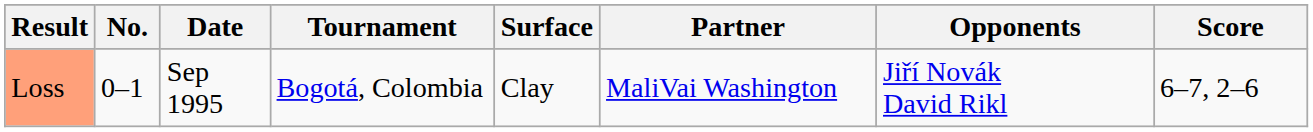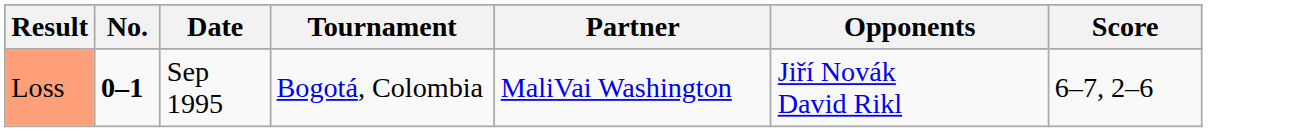- column: (547, 26)
(122, 87) normal -> (122, 87) bold
